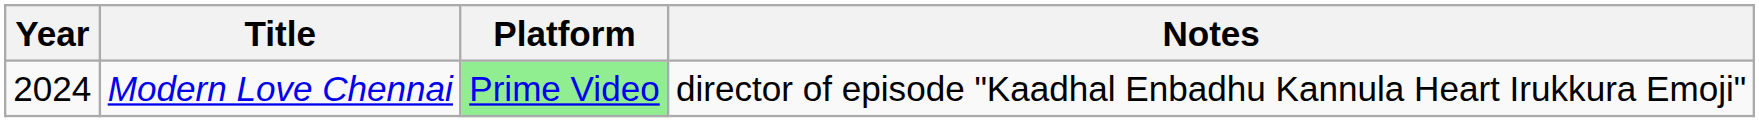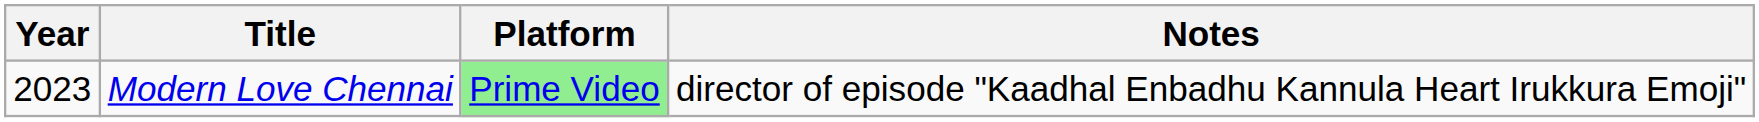(52, 89) 2024 -> (52, 89) 2023
